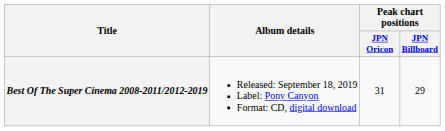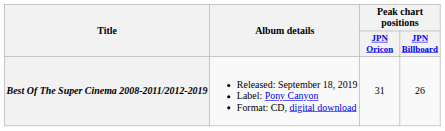(420, 91) 29 -> (420, 91) 26
